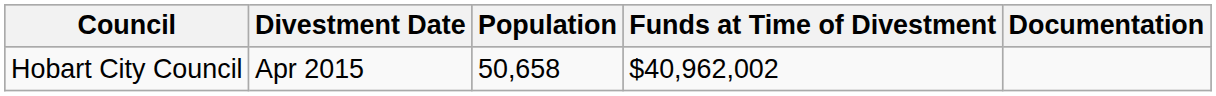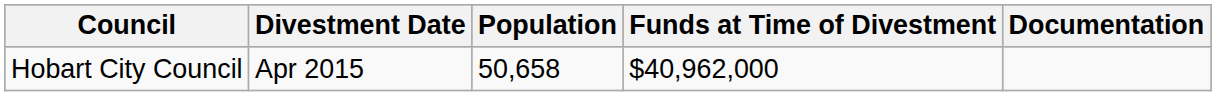(704, 68) $40,962,002 -> (704, 68) $40,962,000
